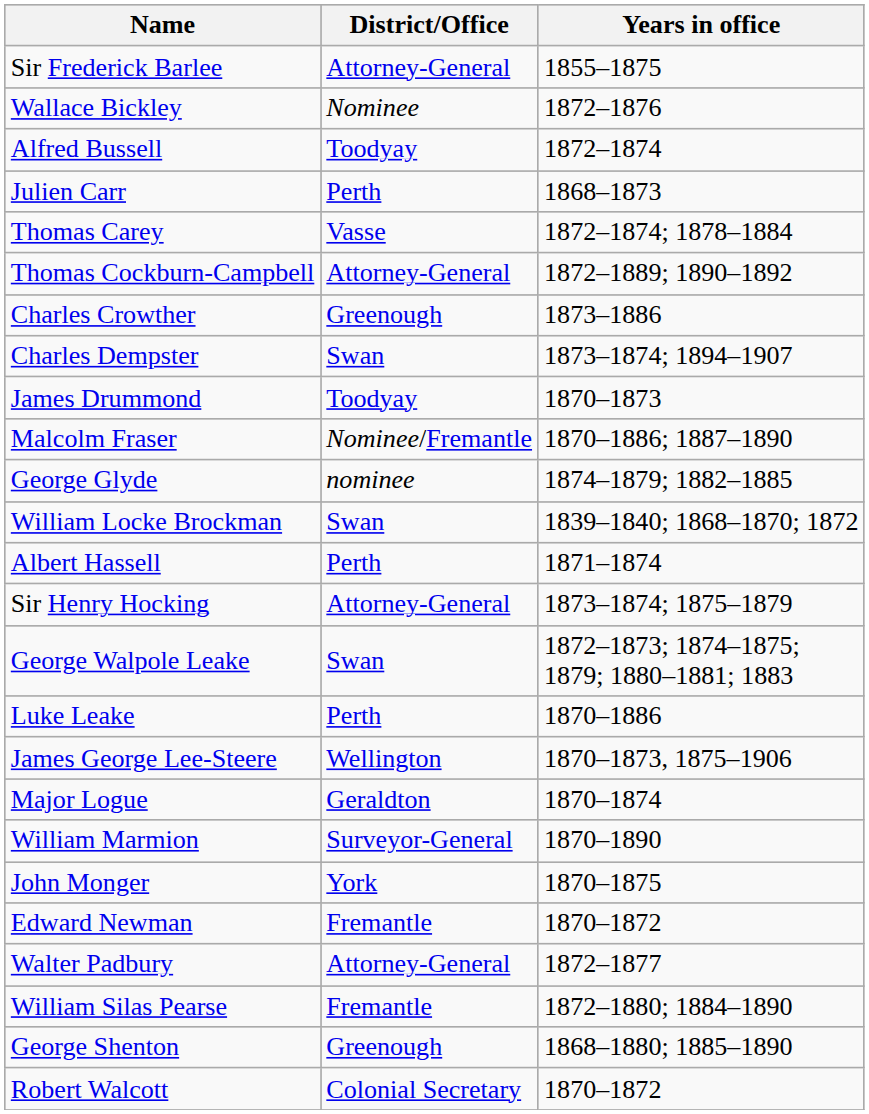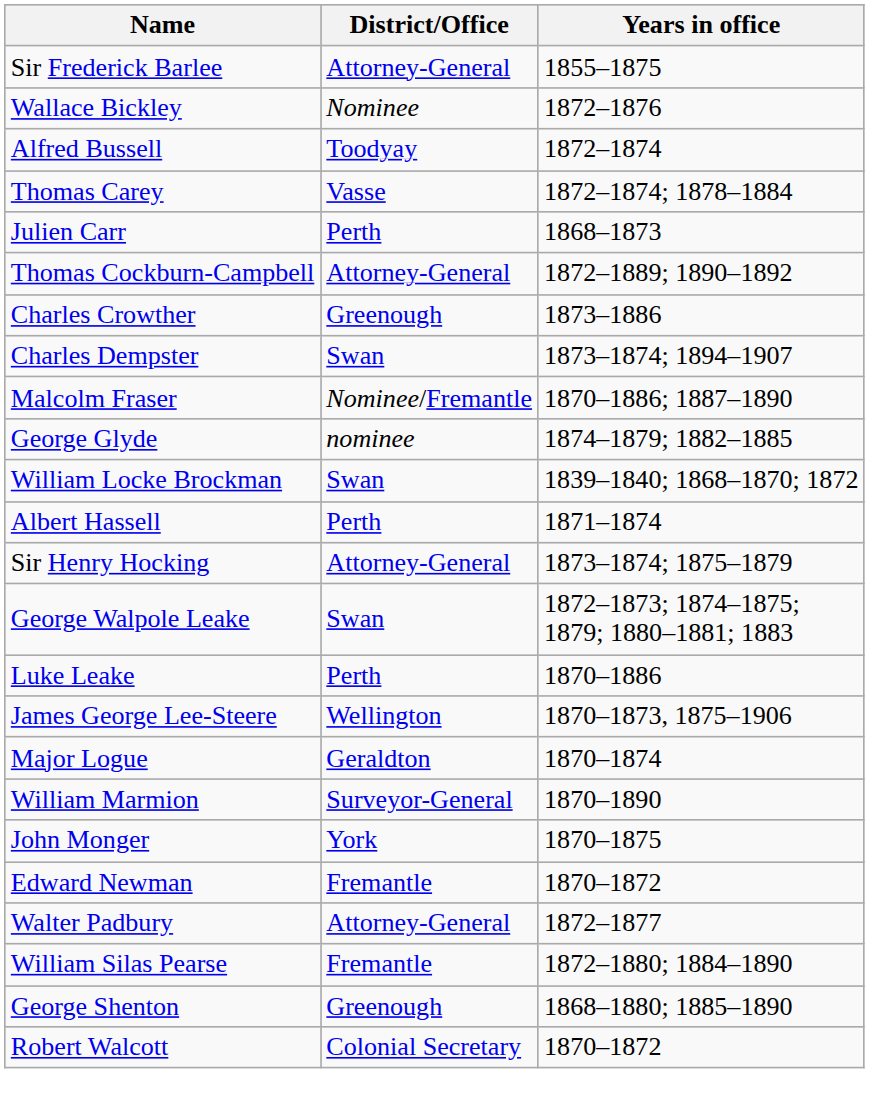rows swapped: (87, 231) <-> (68, 190)
- row: (106, 397)
